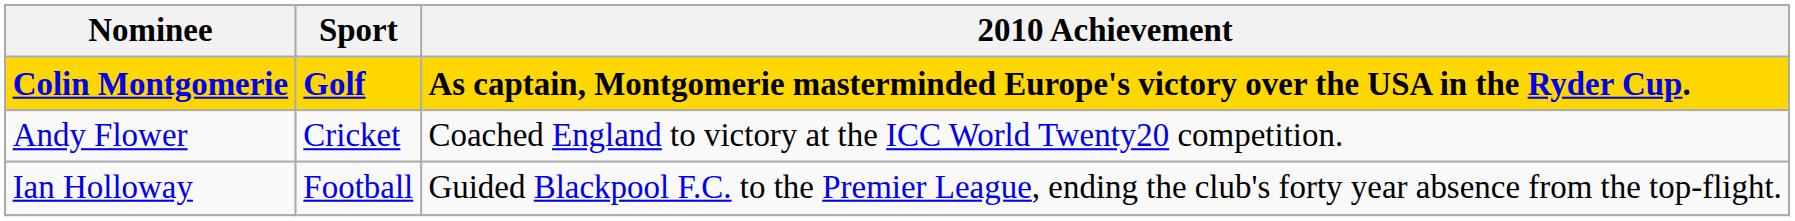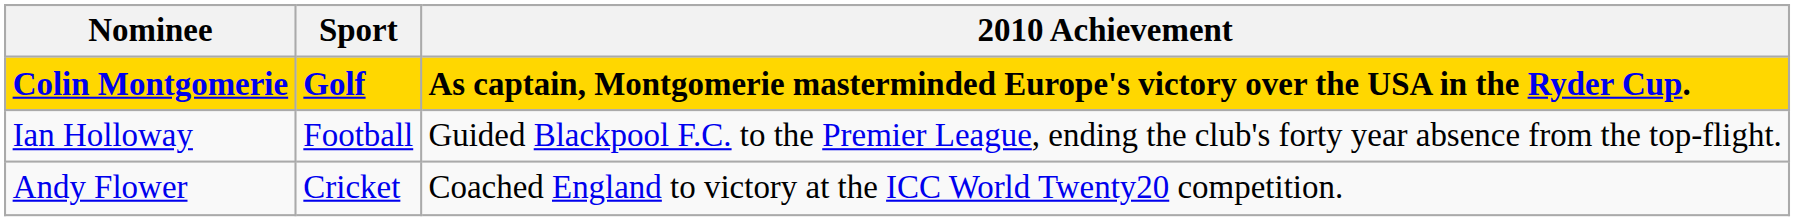rows swapped: (100, 135) <-> (103, 187)
